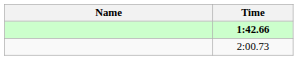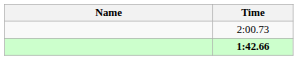rows swapped: (253, 30) <-> (253, 47)
